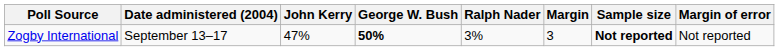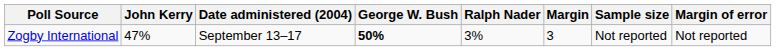columns swapped: (201, 14) <-> (318, 14)
(634, 35) bold -> (631, 35) normal
